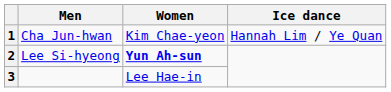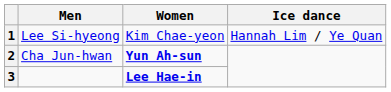(67, 35) Cha Jun-hwan -> (70, 35) Lee Si-hyeong
(70, 56) Lee Si-hyeong -> (67, 56) Cha Jun-hwan
(164, 76) normal -> (164, 76) bold
